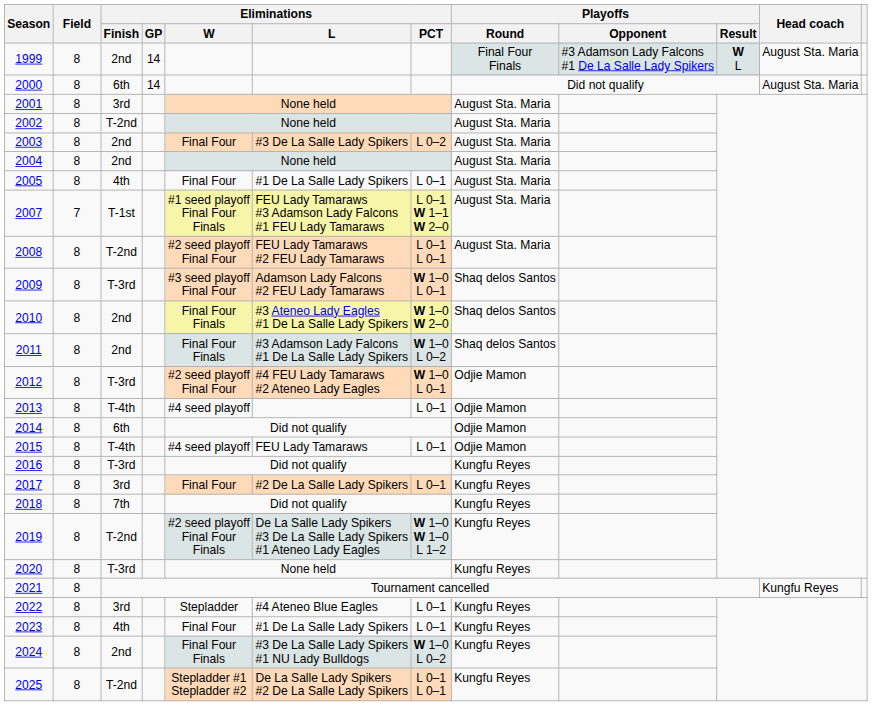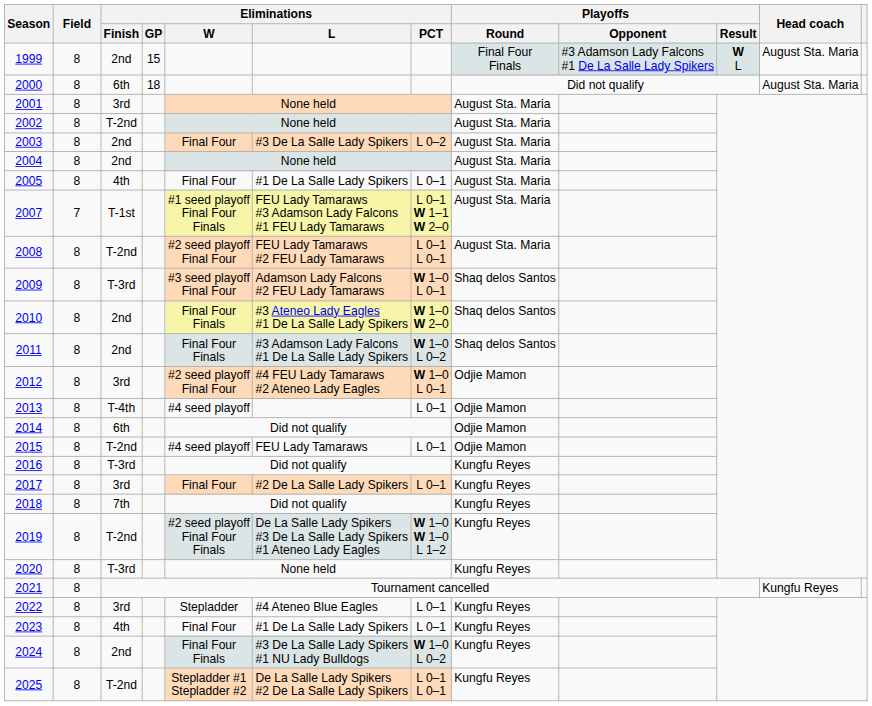(154, 59) 14 -> (154, 59) 15
(154, 85) 14 -> (154, 85) 18
(121, 383) T-3rd -> (121, 383) 3rd
(121, 447) T-4th -> (121, 447) T-2nd
